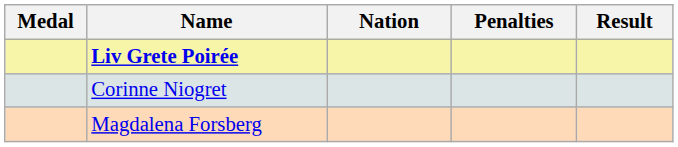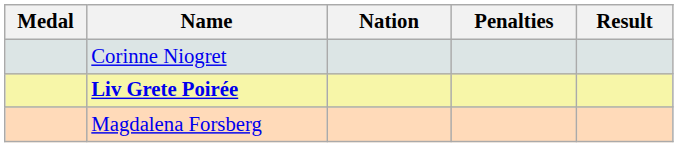rows swapped: (165, 56) <-> (159, 90)
